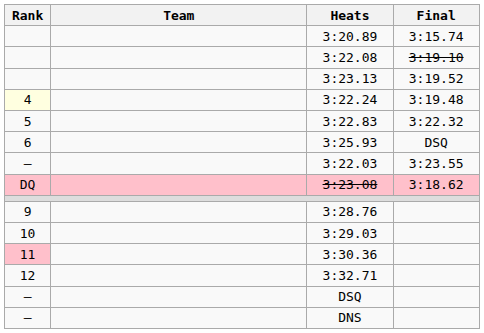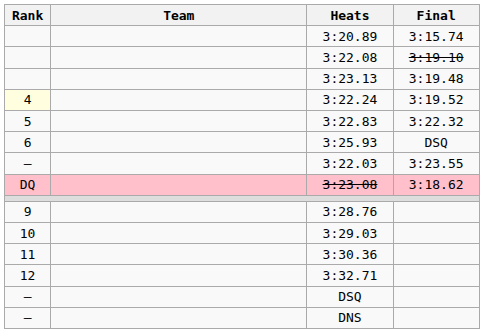(436, 79) 3:19.52 -> (436, 79) 3:19.48
(436, 100) 3:19.48 -> (436, 100) 3:19.52
(28, 254) pink background -> (28, 254) no background
